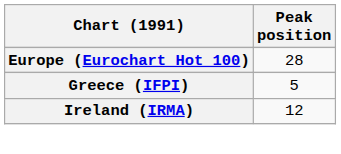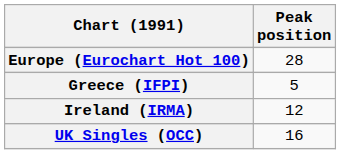+ row: (129, 136)
